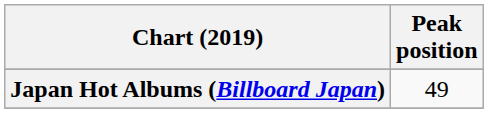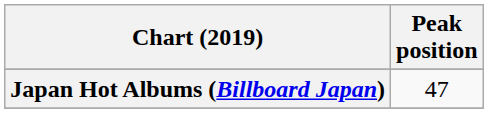(437, 88) 49 -> (437, 88) 47
